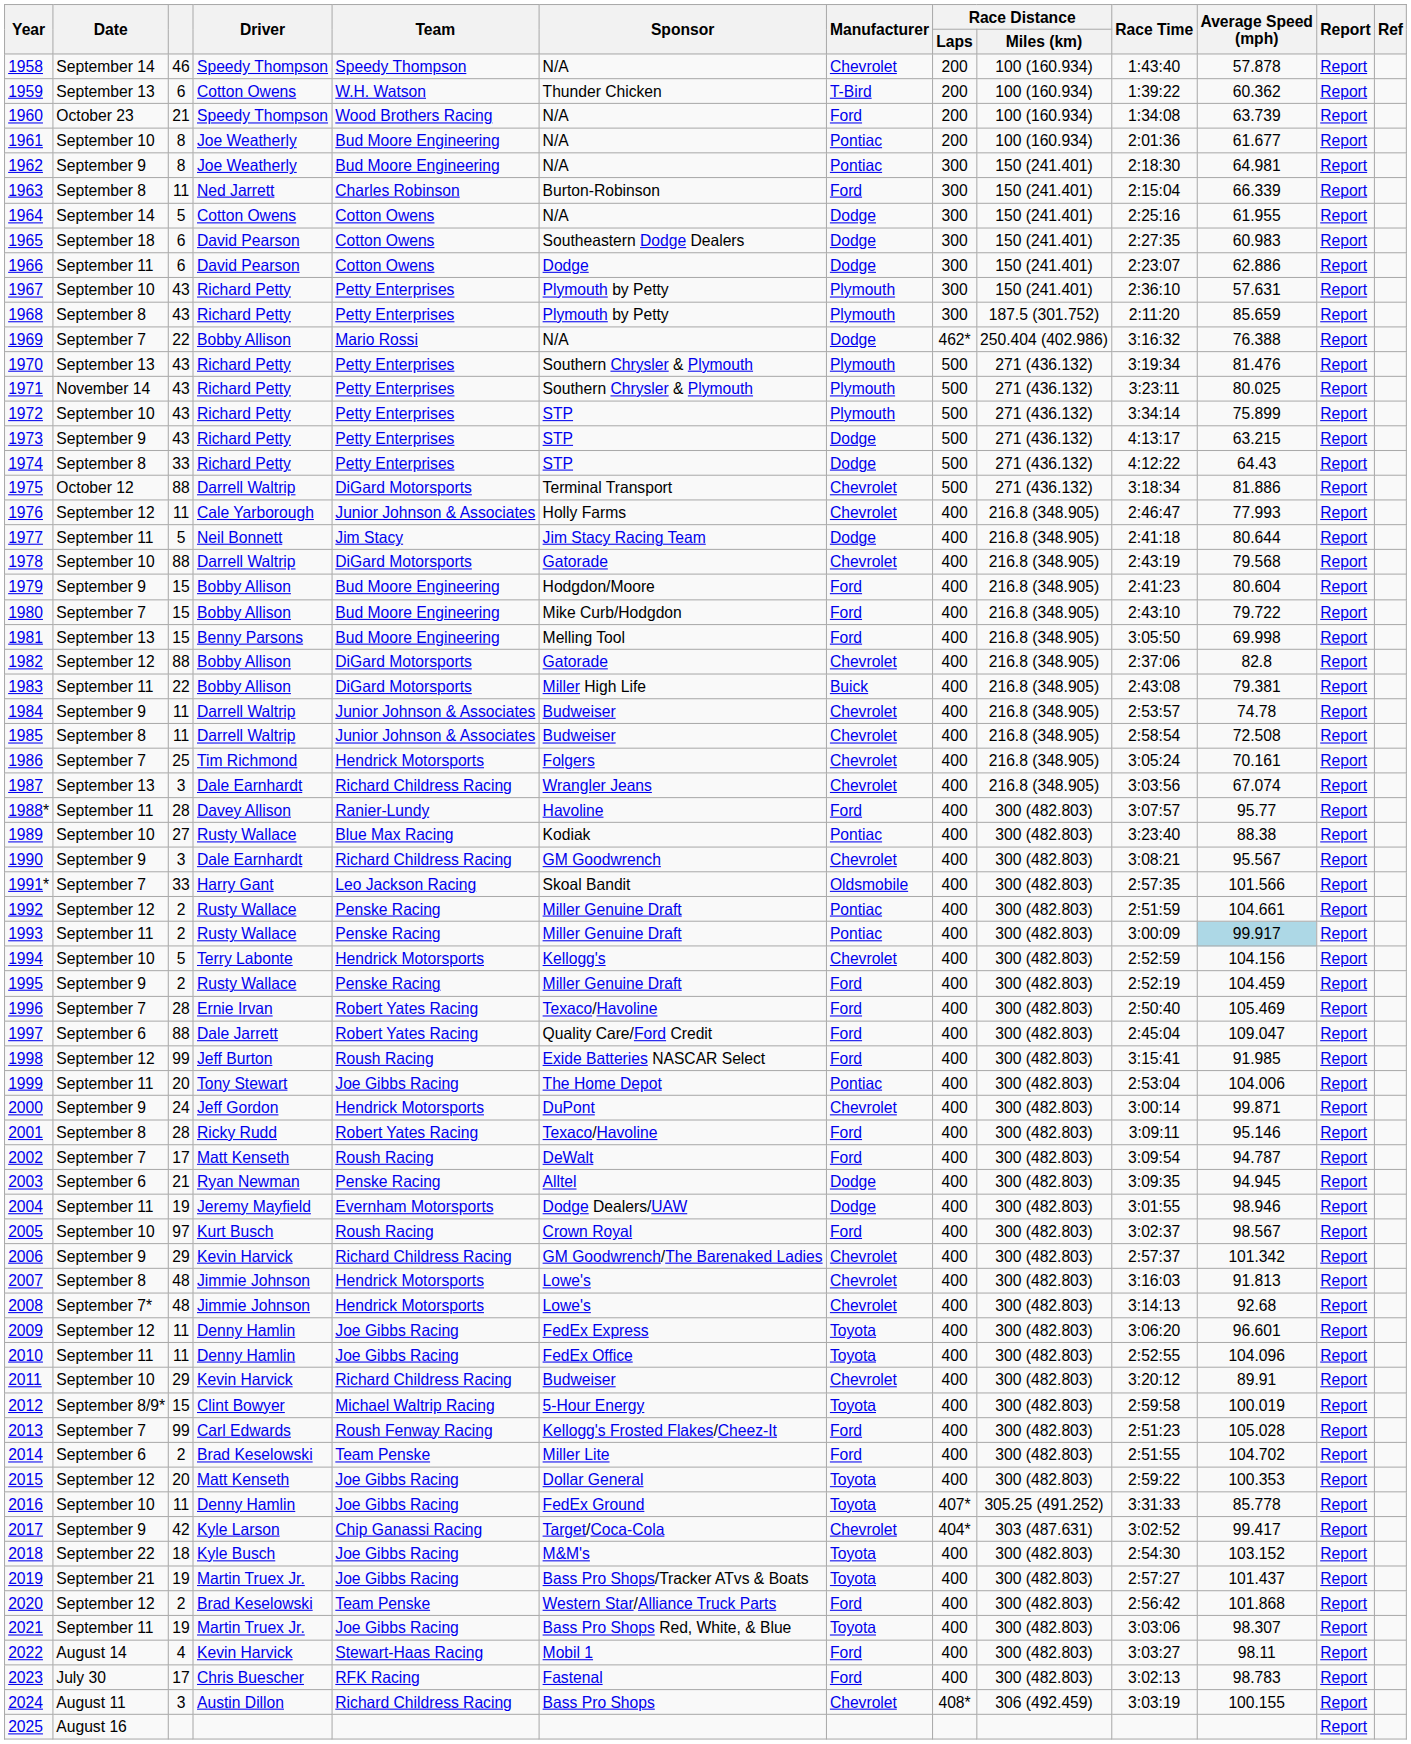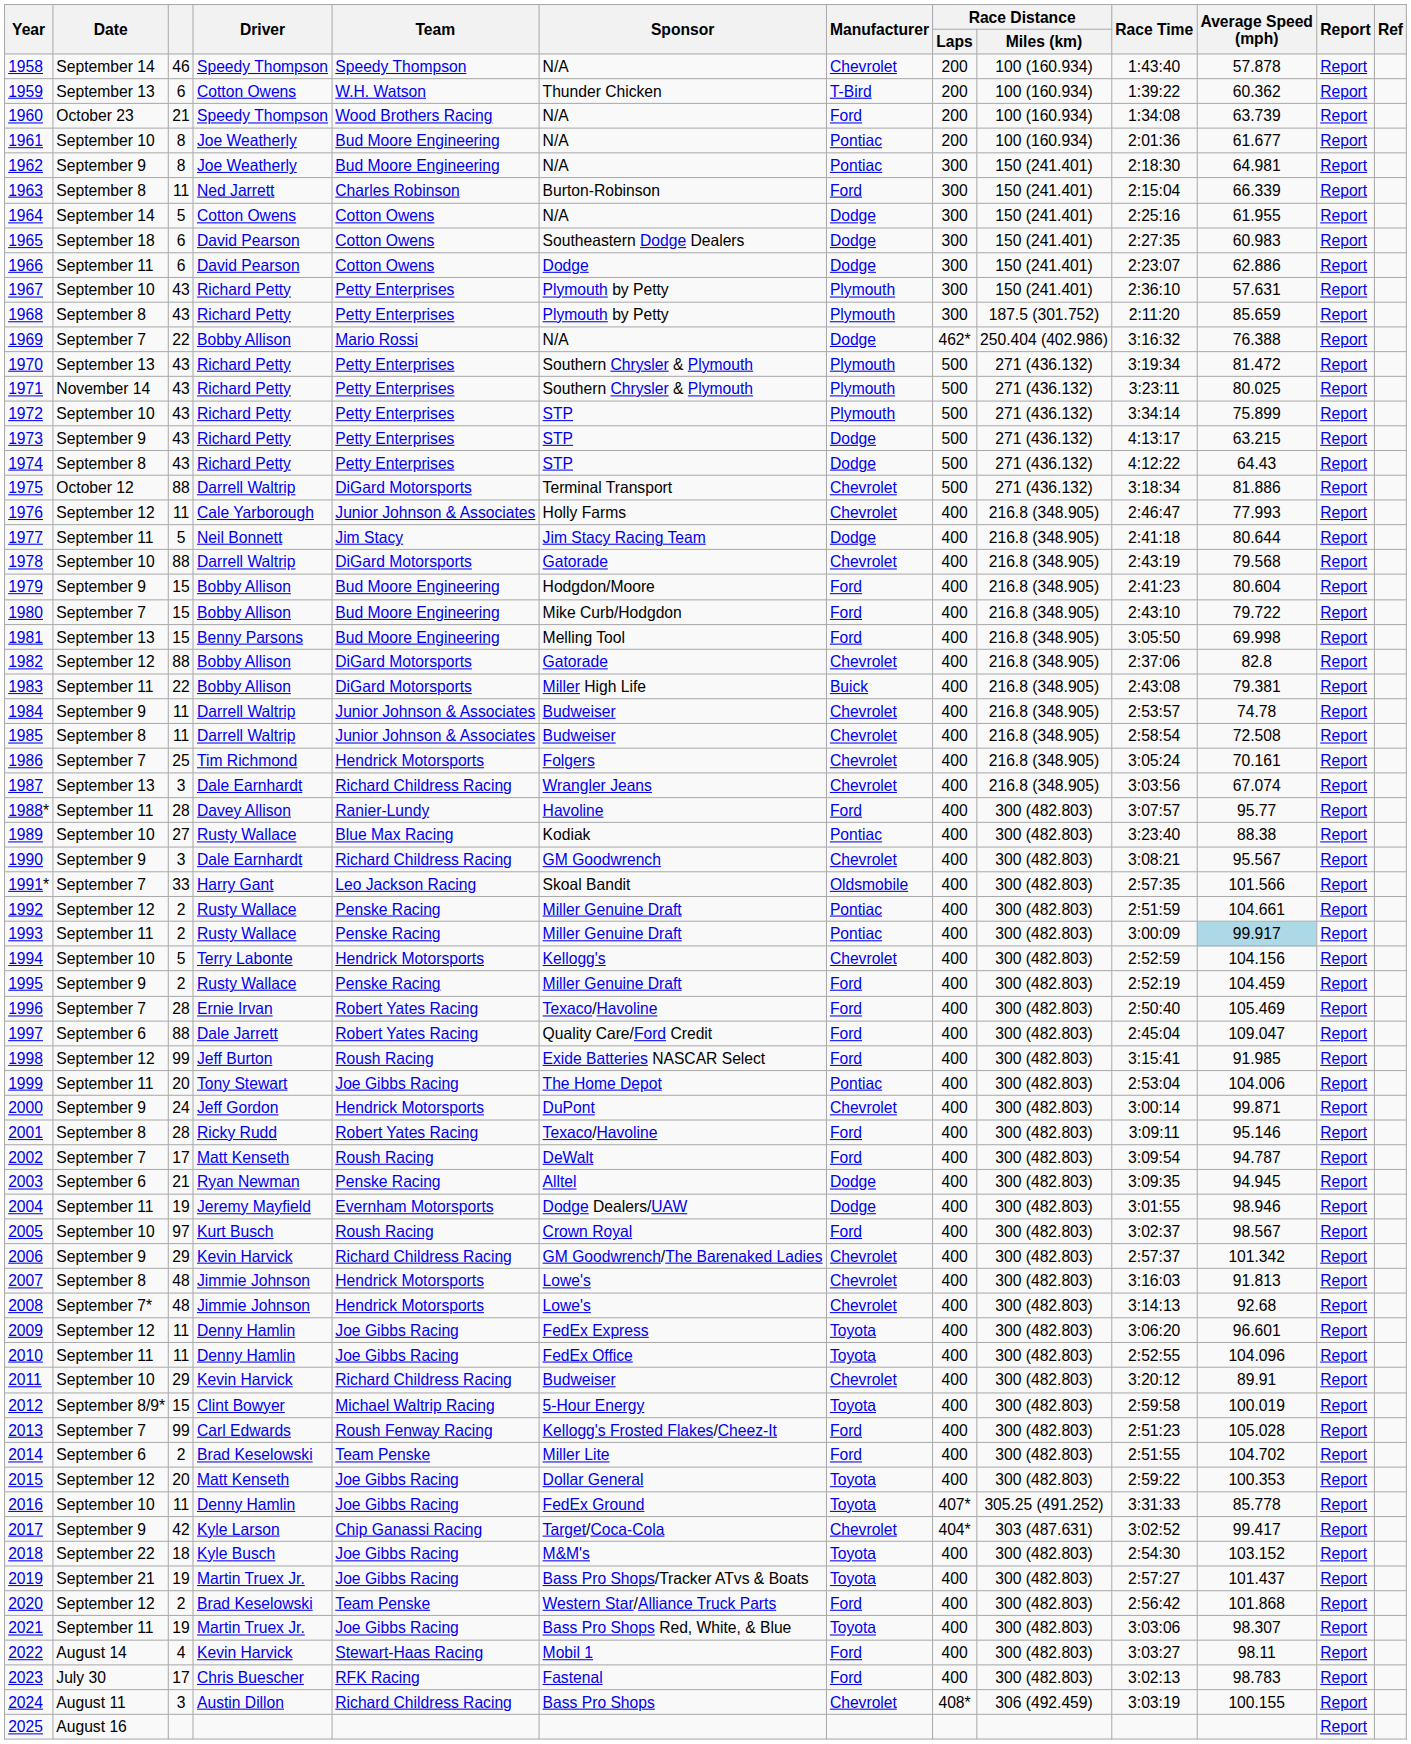(1257, 364) 81.476 -> (1257, 364) 81.472
(181, 463) 33 -> (181, 463) 43
